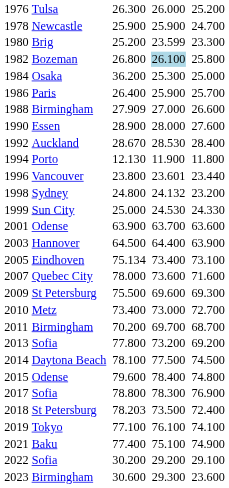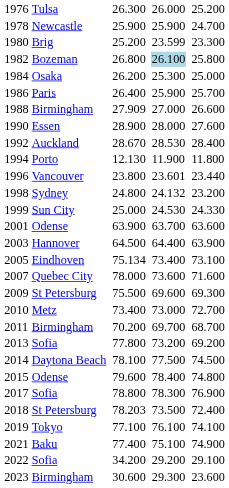(129, 76) 36.200 -> (129, 76) 26.200
(129, 460) 30.200 -> (129, 460) 34.200
